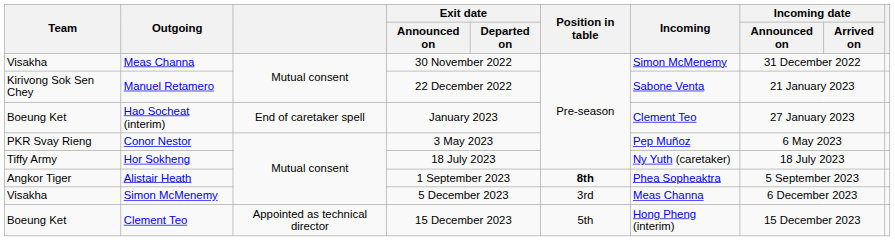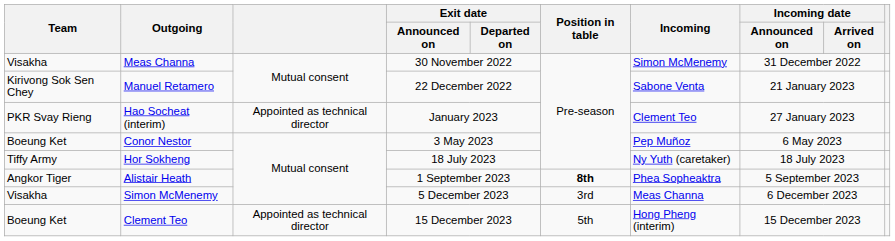(37, 117) Boeung Ket -> (49, 117) PKR Svay Rieng
(310, 117) End of caretaker spell -> (310, 117) Appointed as technical director
(49, 141) PKR Svay Rieng -> (37, 141) Boeung Ket
